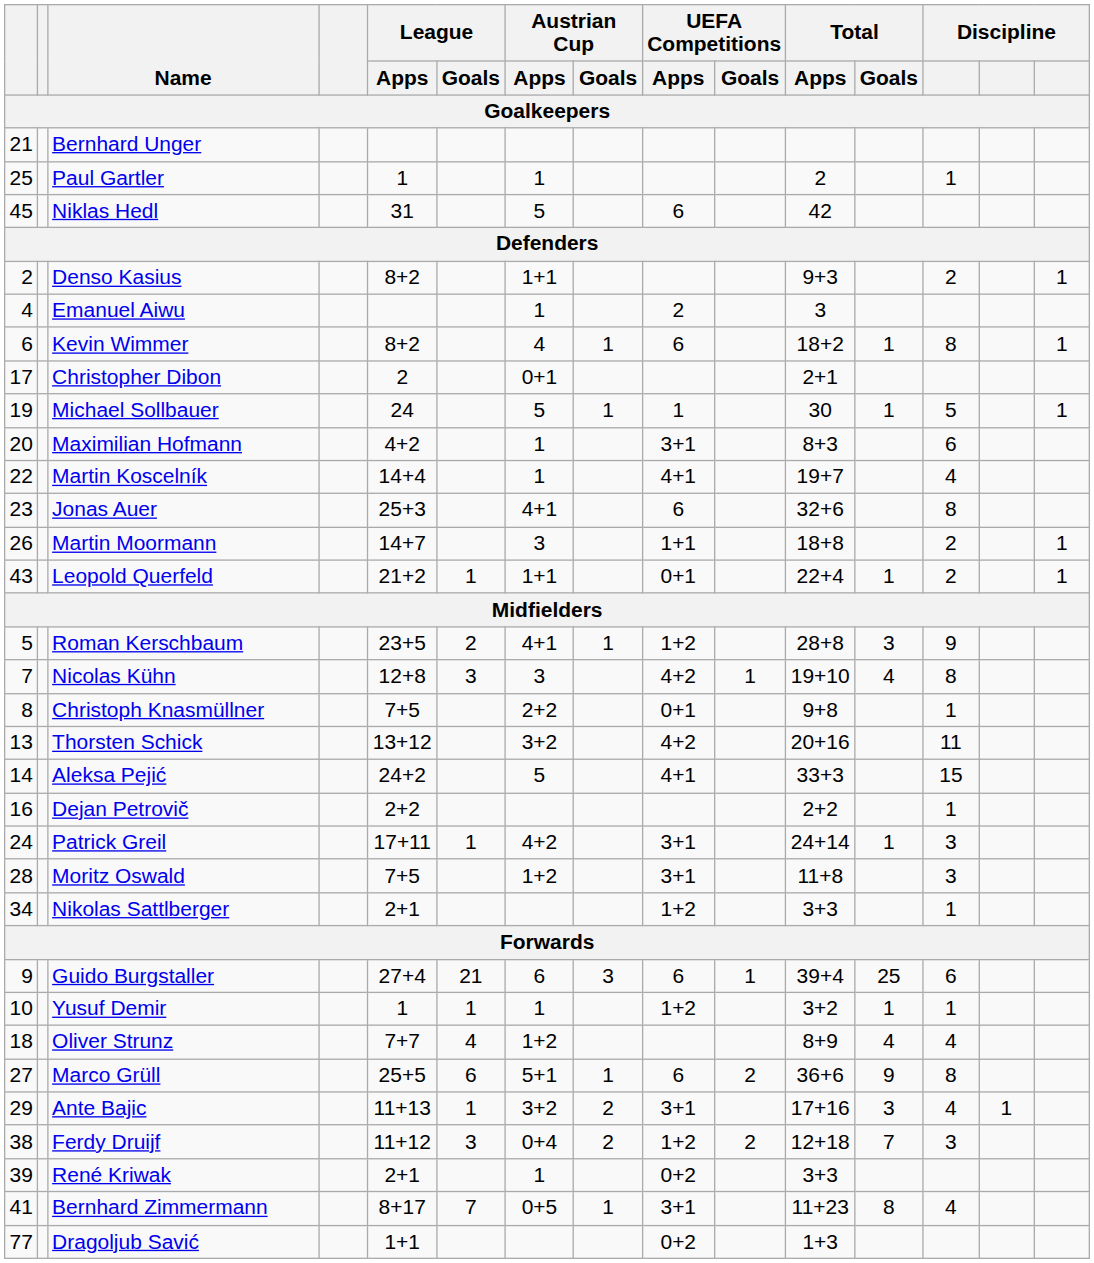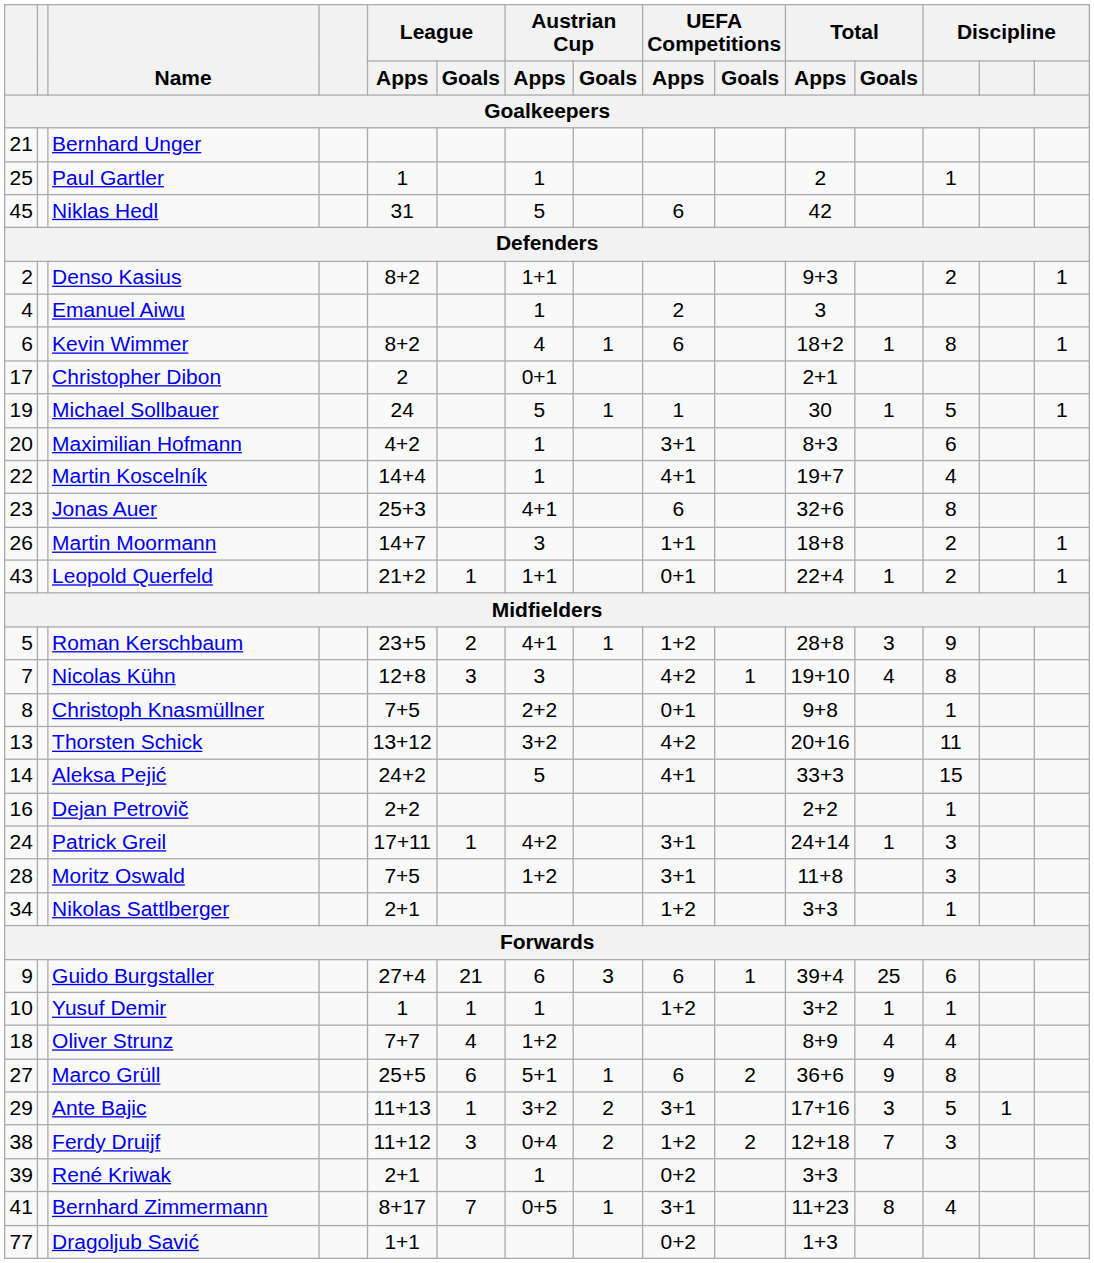(951, 1108) 4 -> (951, 1108) 5
